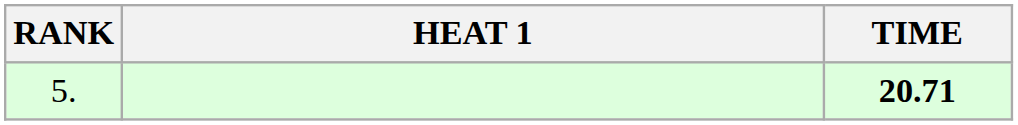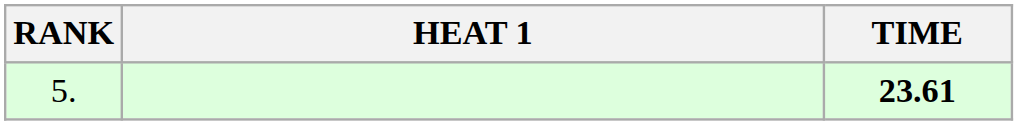(917, 89) 20.71 -> (917, 89) 23.61
